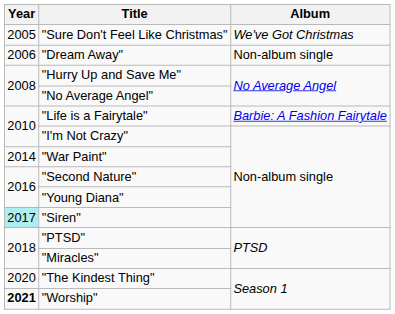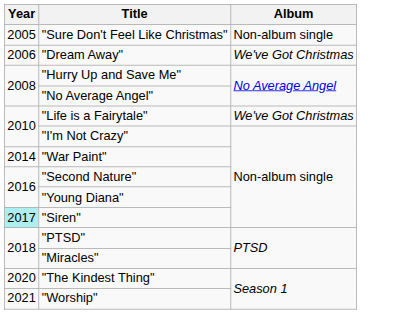(294, 34) We've Got Christmas -> (283, 34) Non-album single
(283, 55) Non-album single -> (294, 55) We've Got Christmas
(310, 116) Barbie: A Fashion Fairytale -> (294, 116) We've Got Christmas
(22, 298) bold -> (22, 298) normal
